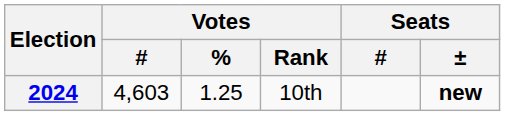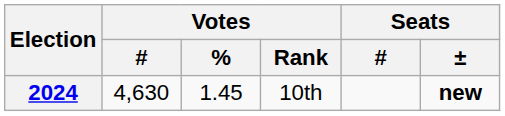(141, 92) 4,603 -> (141, 92) 4,630
(221, 92) 1.25 -> (221, 92) 1.45
